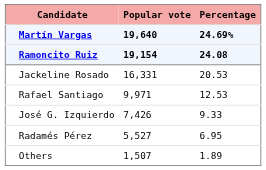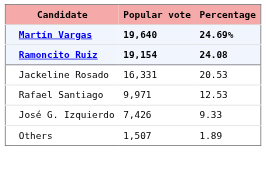- row: (55, 135)
